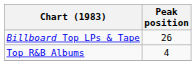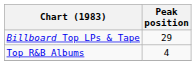(167, 38) 26 -> (167, 38) 29
